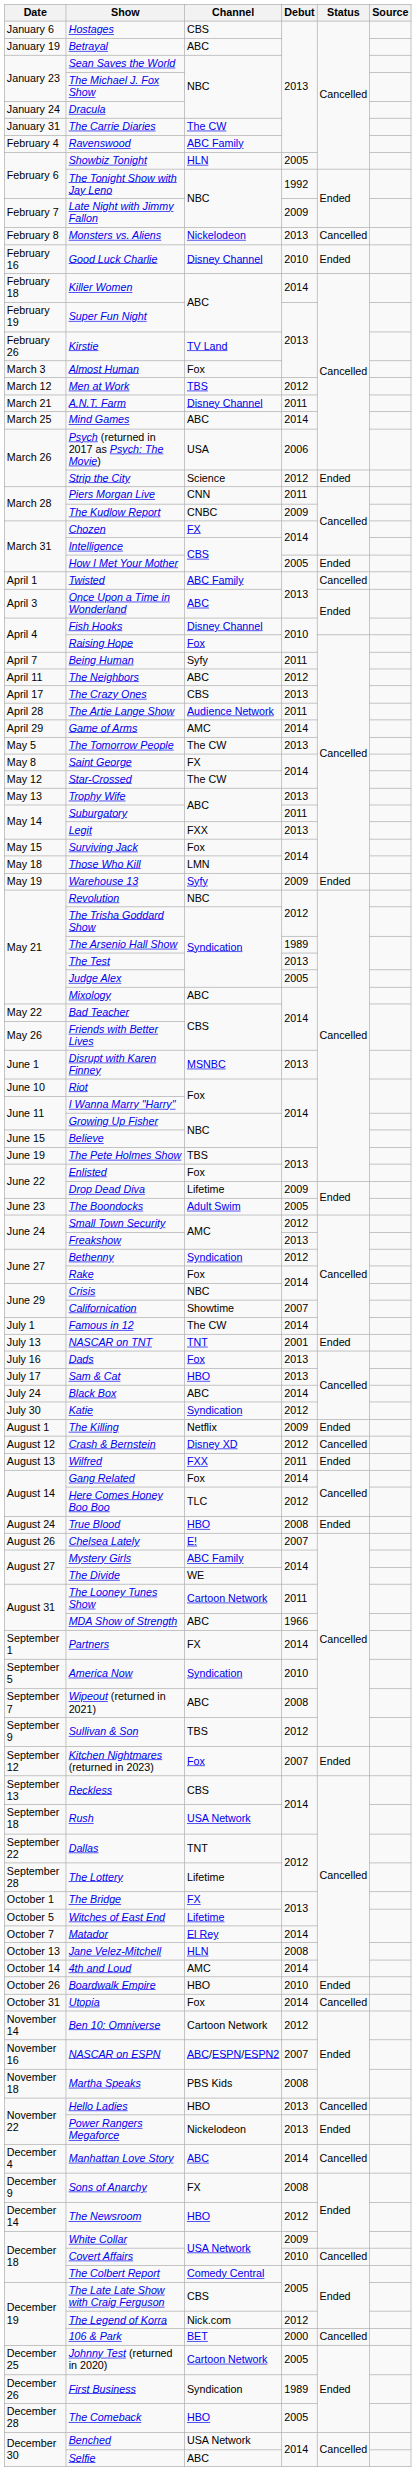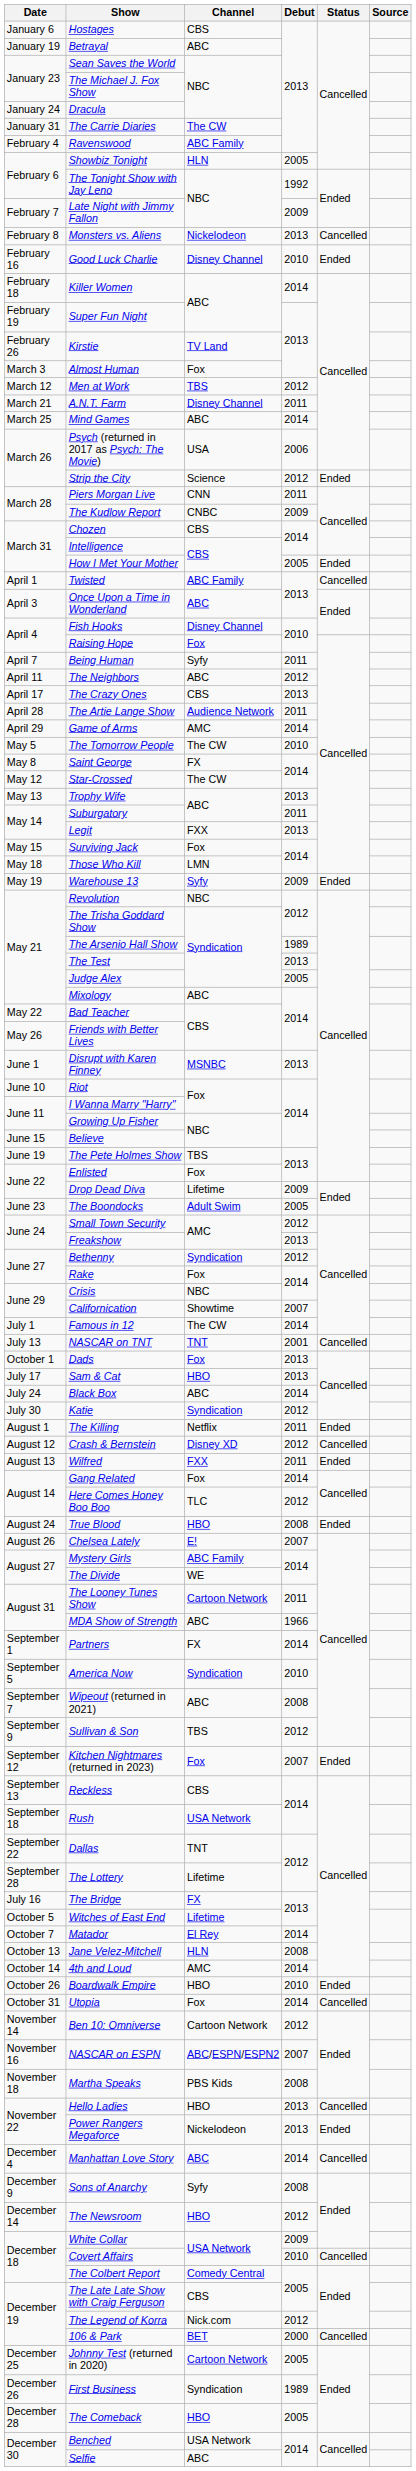(194, 529) FX -> (198, 529) CBS
(296, 745) 2013 -> (296, 745) 2010
(335, 1342) Ended -> (343, 1342) Cancelled
(24, 1359) July 16 -> (30, 1359) October 1
(296, 1427) 2009 -> (296, 1427) 2011
(30, 1900) October 1 -> (24, 1900) July 16
(194, 2187) FX -> (197, 2187) Syfy
